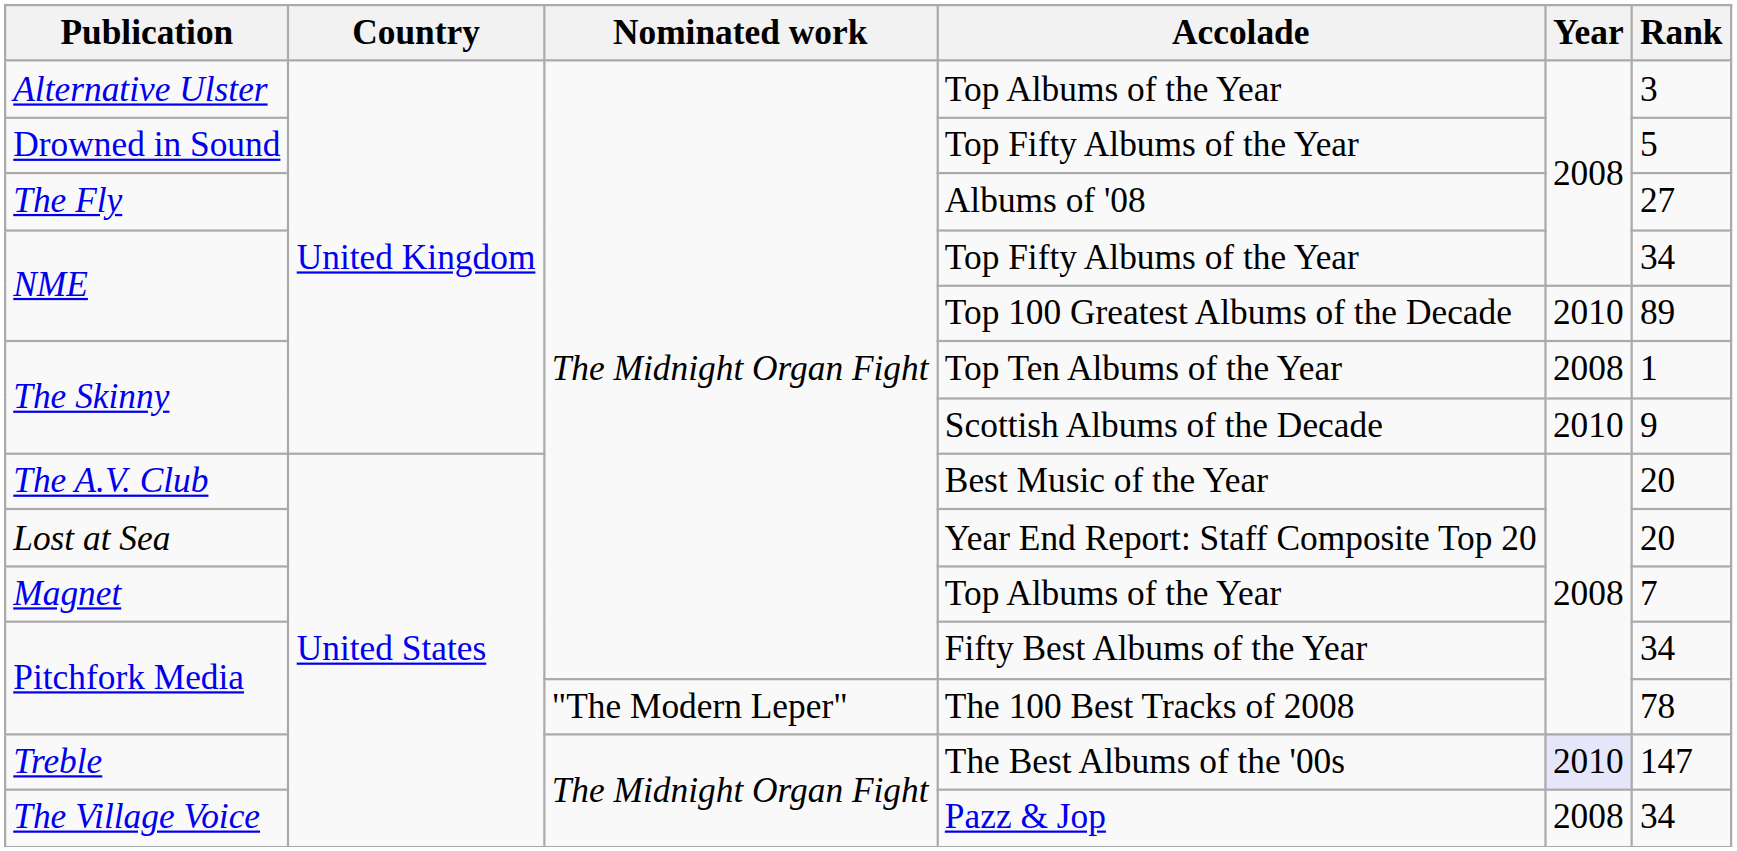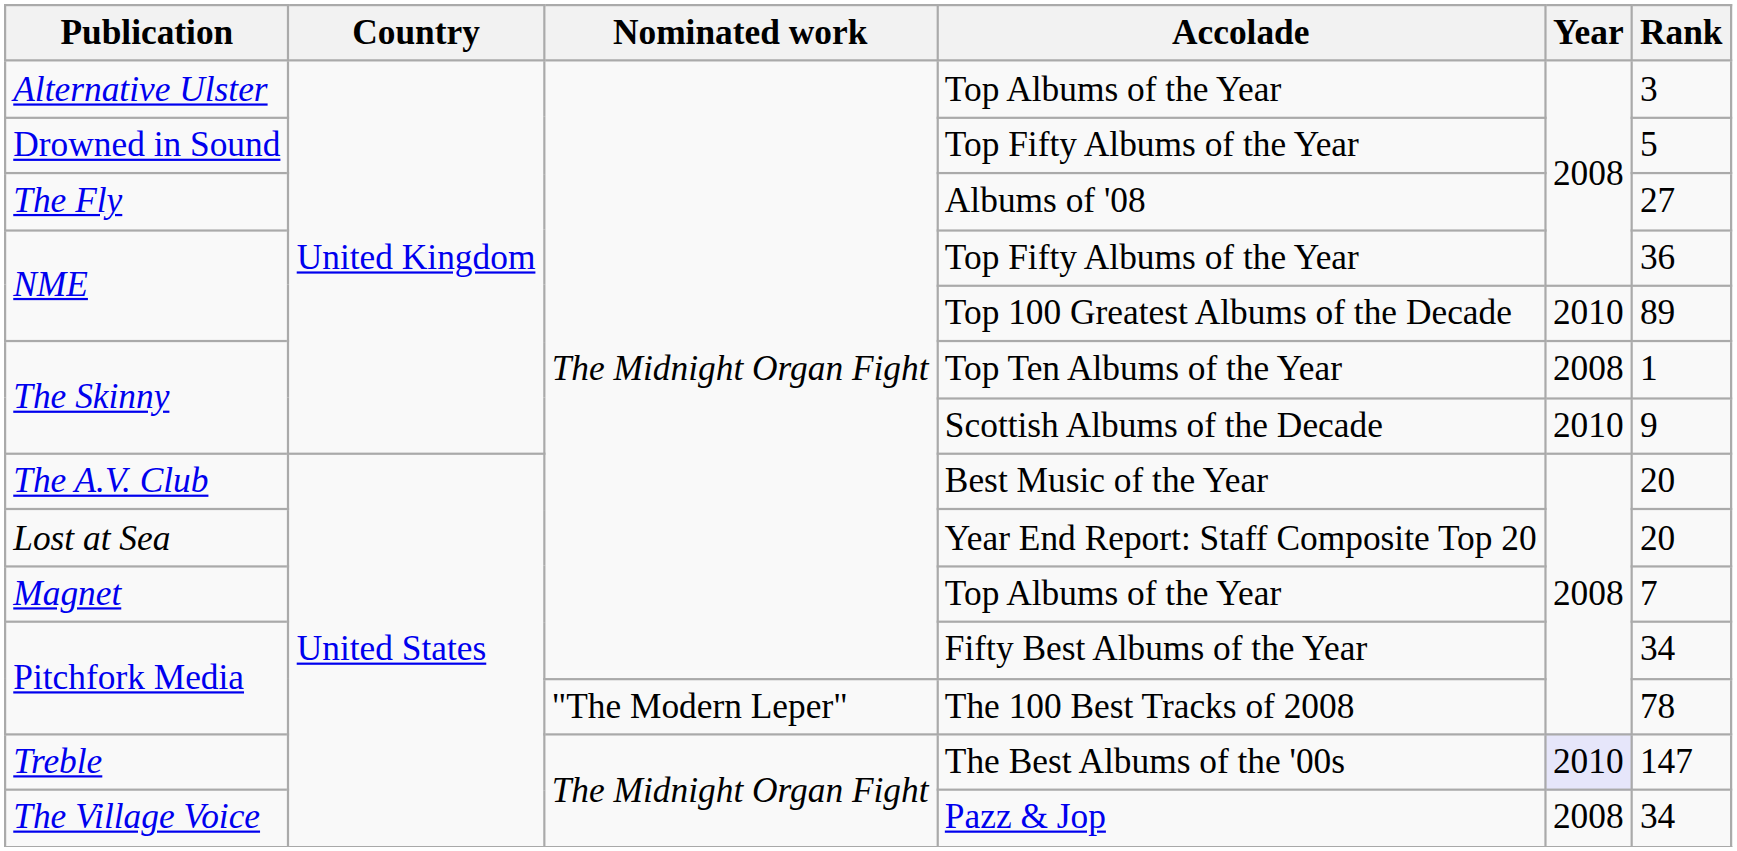(1658, 256) 34 -> (1658, 256) 36
